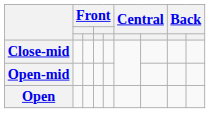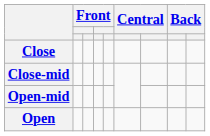+ row: (39, 51)
